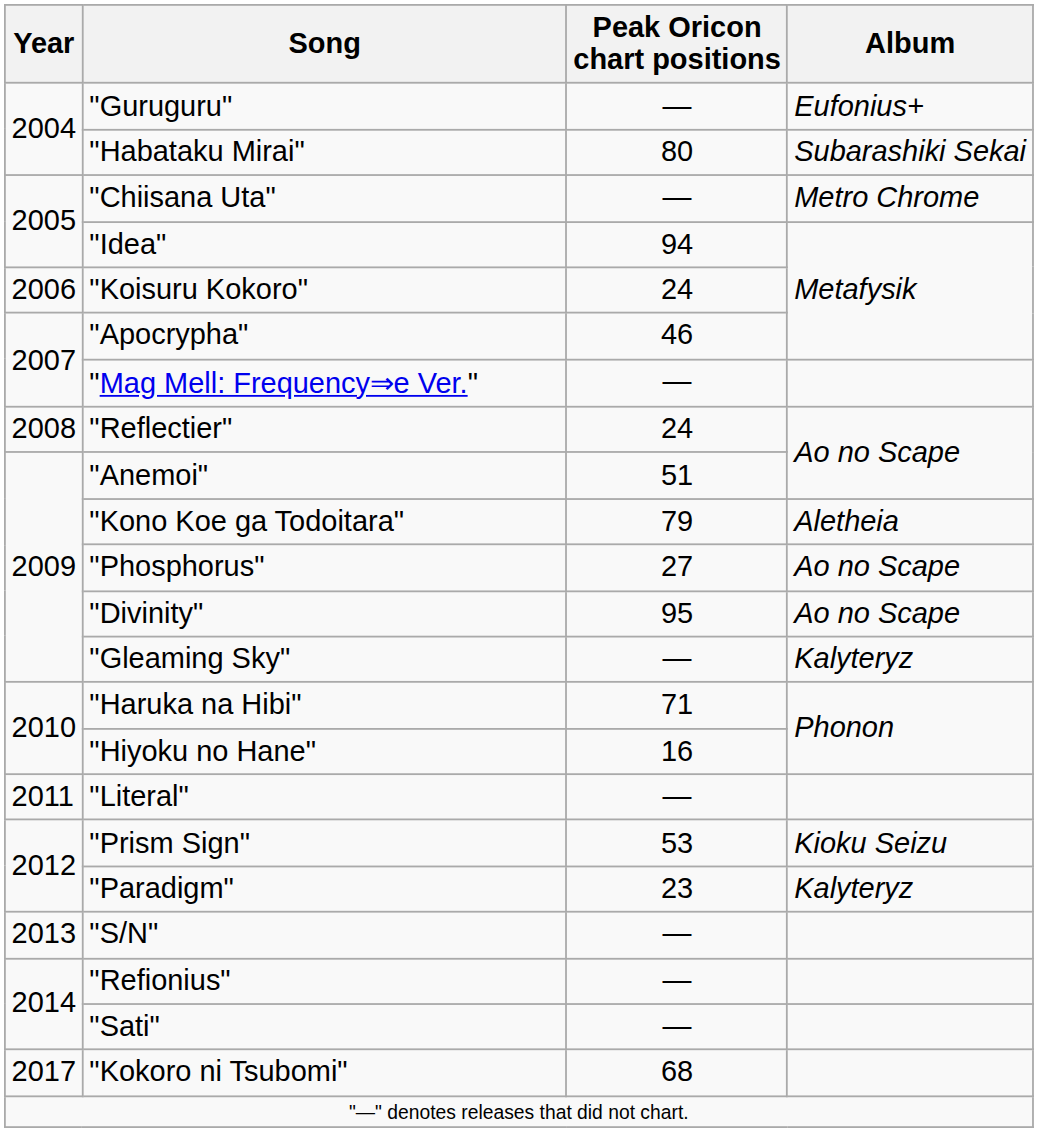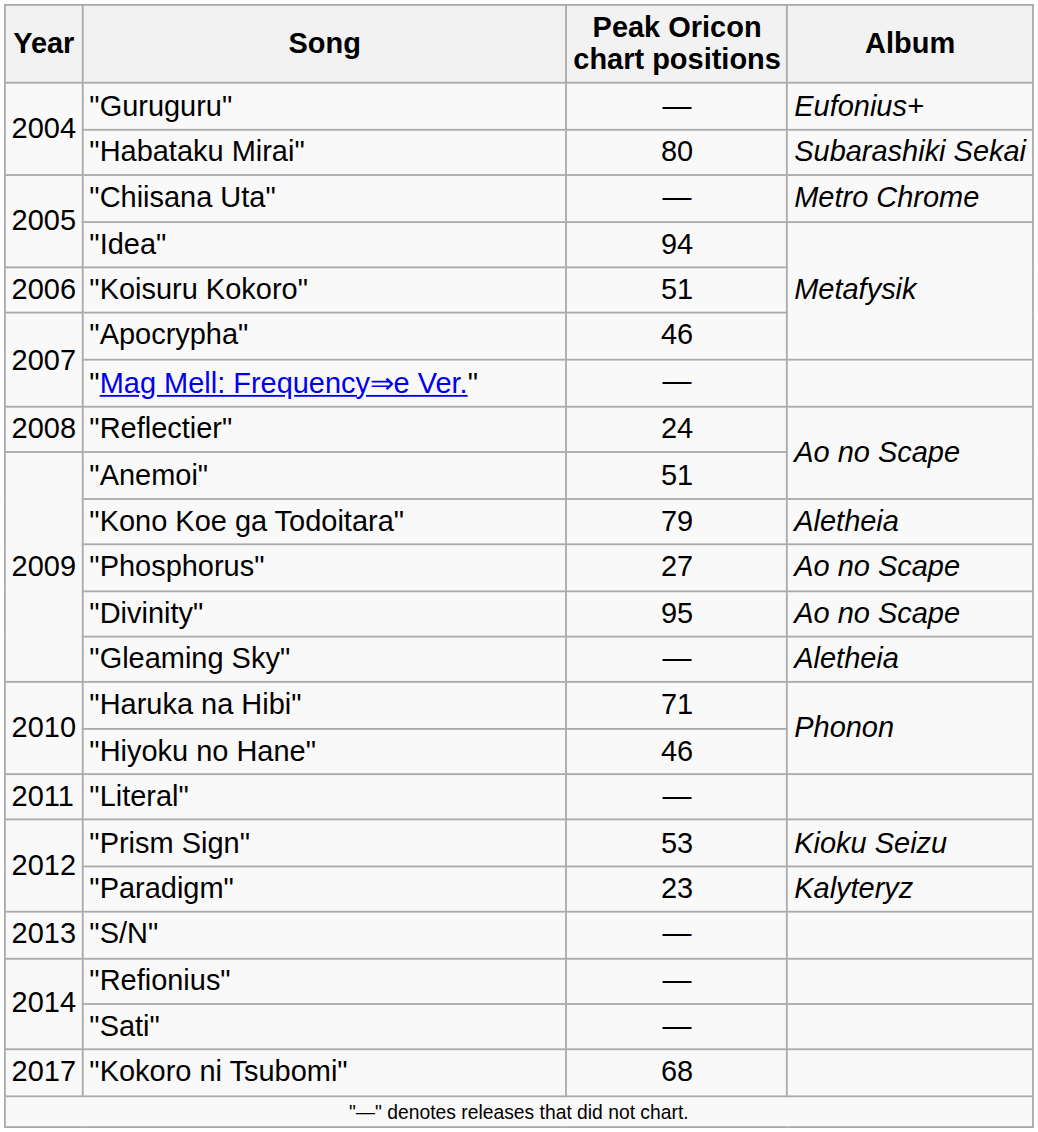(677, 289) 24 -> (677, 289) 51
(854, 658) Kalyteryz -> (847, 658) Aletheia
(677, 750) 16 -> (677, 750) 46
